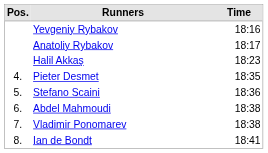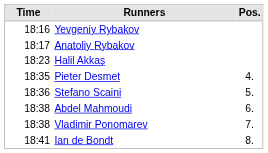columns swapped: (18, 13) <-> (239, 13)
